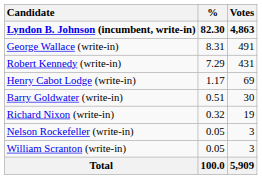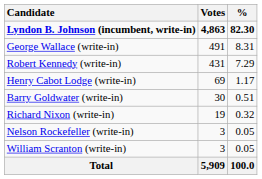columns swapped: (242, 13) <-> (213, 13)
